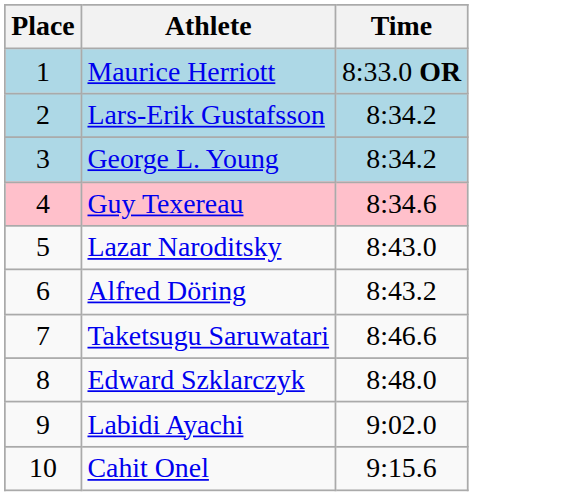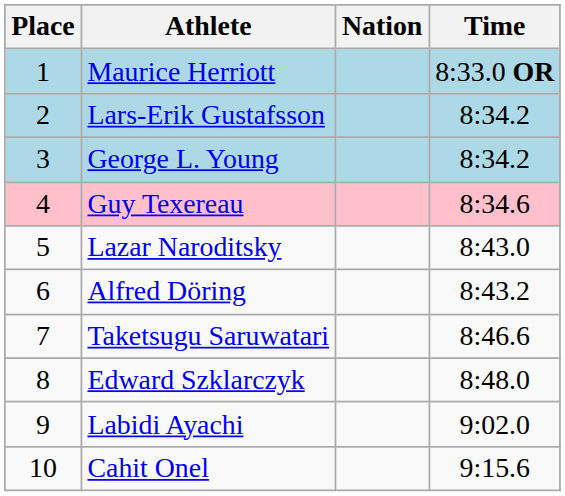+ column: (382, 26)
